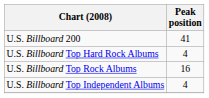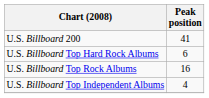(185, 54) 4 -> (185, 54) 6
